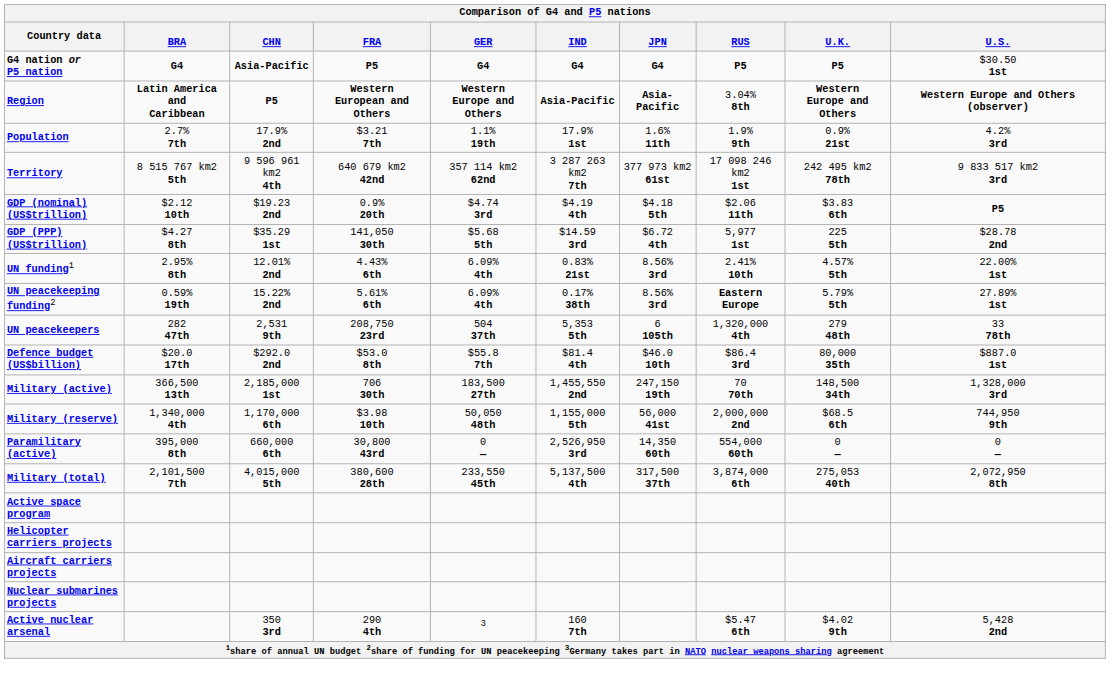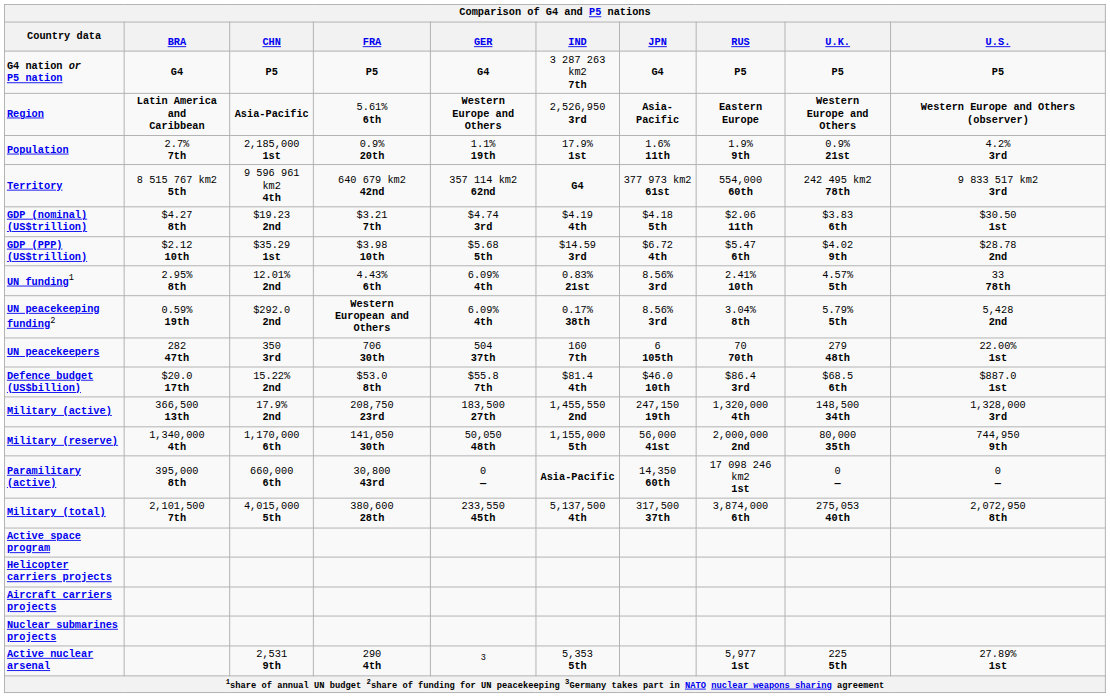(272, 66) Asia-Pacific -> (272, 72) P5
(578, 66) G4 -> (578, 72) 3 287 263 km2 7th
(998, 66) $30.50 1st -> (998, 72) P5
(272, 102) P5 -> (272, 114) Asia-Pacific
(372, 102) Western European and Others -> (372, 114) 5.61% 6th
(578, 102) Asia-Pacific -> (578, 114) 2,526,950 3rd
(740, 102) 3.04% 8th -> (740, 114) Eastern Europe
(272, 137) 17.9% 2nd -> (272, 150) 2,185,000 1st
(372, 137) $3.21 7th -> (372, 150) 0.9% 20th
(578, 173) 3 287 263 km2 7th -> (578, 186) G4
(740, 173) 17 098 246 km2 1st -> (740, 186) 554,000 60th
(177, 209) $2.12 10th -> (177, 221) $4.27 8th
(372, 209) 0.9% 20th -> (372, 221) $3.21 7th
(998, 209) P5 -> (998, 221) $30.50 1st
(177, 239) $4.27 8th -> (177, 251) $2.12 10th
(372, 239) 141,050 30th -> (372, 251) $3.98 10th
(740, 239) 5,977 1st -> (740, 251) $5.47 6th
(838, 239) 225 5th -> (838, 251) $4.02 9th
(998, 268) 22.00% 1st -> (998, 281) 33 78th
(272, 299) 15.22% 2nd -> (272, 316) $292.0 2nd
(372, 299) 5.61% 6th -> (372, 316) Western European and Others
(740, 299) Eastern Europe -> (740, 316) 3.04% 8th
(998, 299) 27.89% 1st -> (998, 316) 5,428 2nd
(272, 330) 2,531 9th -> (272, 352) 350 3rd
(372, 330) 208,750 23rd -> (372, 352) 706 30th
(578, 330) 5,353 5th -> (578, 352) 160 7th
(740, 330) 1,320,000 4th -> (740, 352) 70 70th
(998, 330) 33 78th -> (998, 352) 22.00% 1st
(272, 360) $292.0 2nd -> (272, 382) 15.22% 2nd
(838, 360) 80,000 35th -> (838, 382) $68.5 6th
(272, 389) 2,185,000 1st -> (272, 411) 17.9% 2nd
(372, 389) 706 30th -> (372, 411) 208,750 23rd
(740, 389) 70 70th -> (740, 411) 1,320,000 4th
(372, 419) $3.98 10th -> (372, 441) 141,050 30th
(838, 419) $68.5 6th -> (838, 441) 80,000 35th
(578, 448) 2,526,950 3rd -> (578, 477) Asia-Pacific
(740, 448) 554,000 60th -> (740, 477) 17 098 246 km2 1st
(272, 626) 350 3rd -> (272, 661) 2,531 9th
(578, 626) 160 7th -> (578, 661) 5,353 5th
(740, 626) $5.47 6th -> (740, 661) 5,977 1st
(838, 626) $4.02 9th -> (838, 661) 225 5th
(998, 626) 5,428 2nd -> (998, 661) 27.89% 1st
